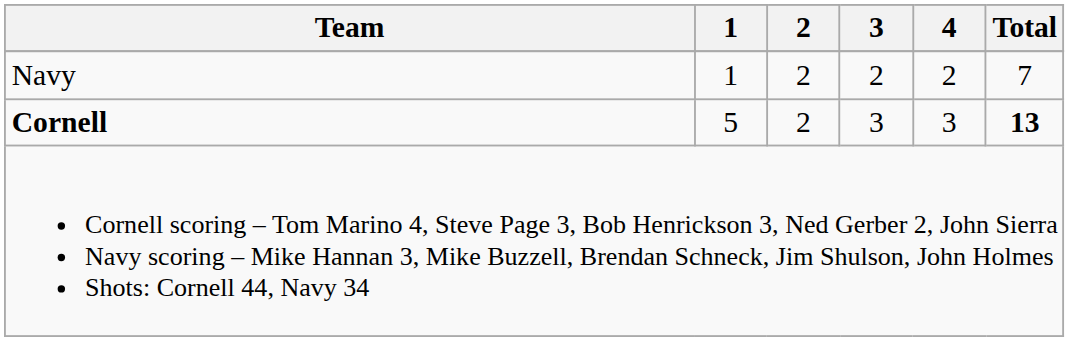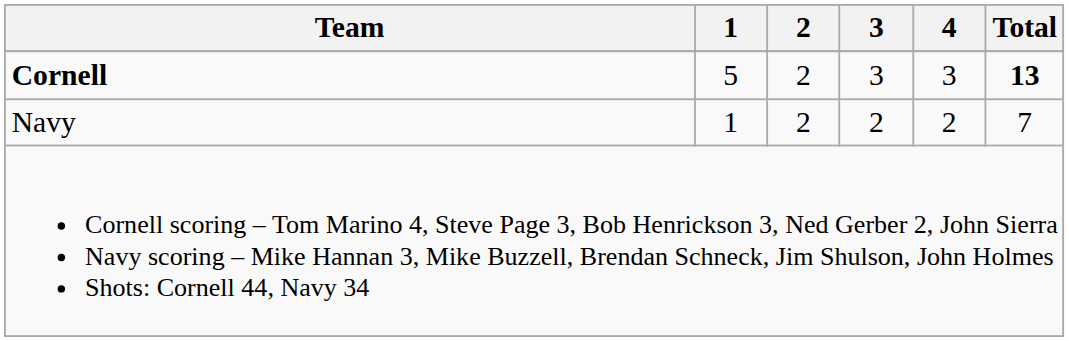rows swapped: (59, 121) <-> (44, 74)
